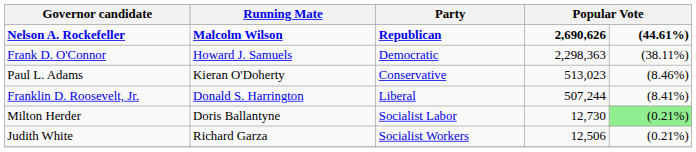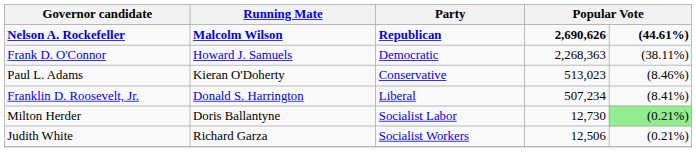(580, 55) 2,298,363 -> (580, 55) 2,268,363
(585, 95) 507,244 -> (585, 95) 507,234
